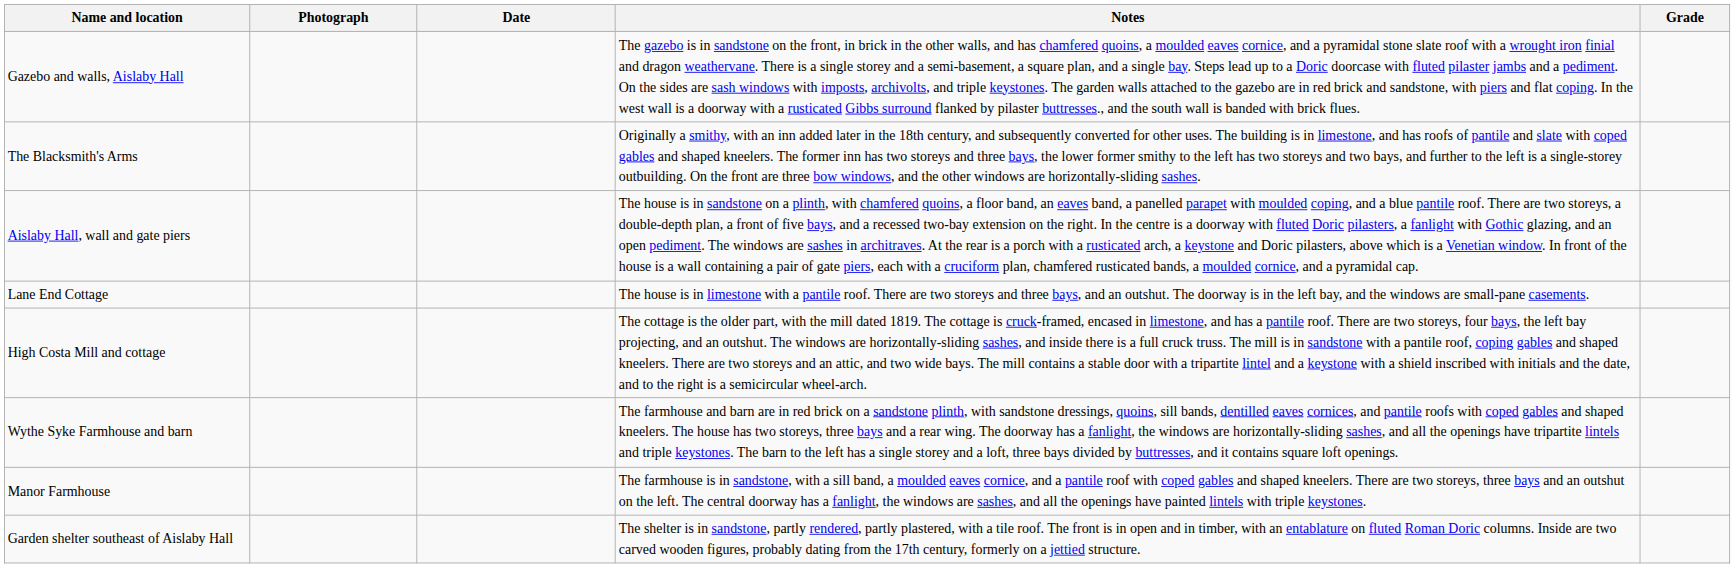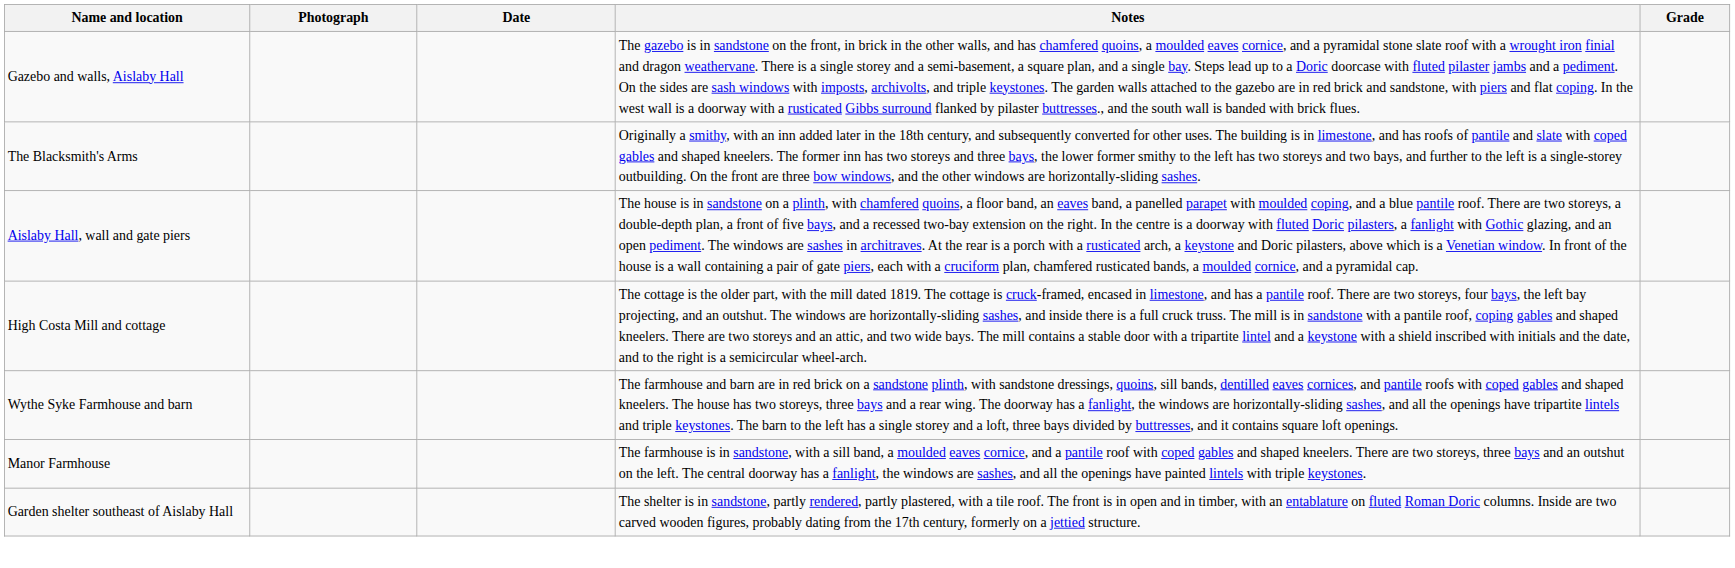- row: (58, 294)
